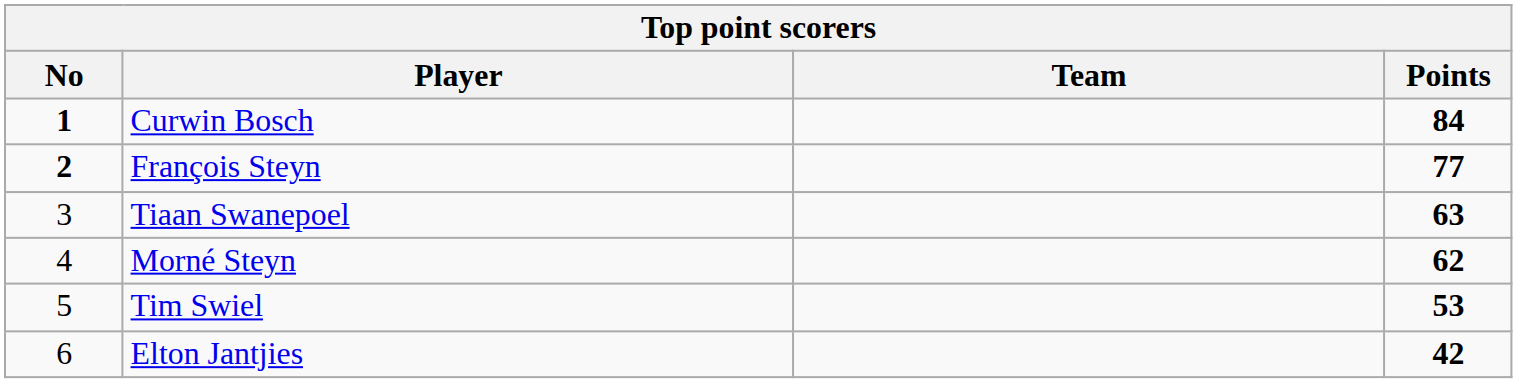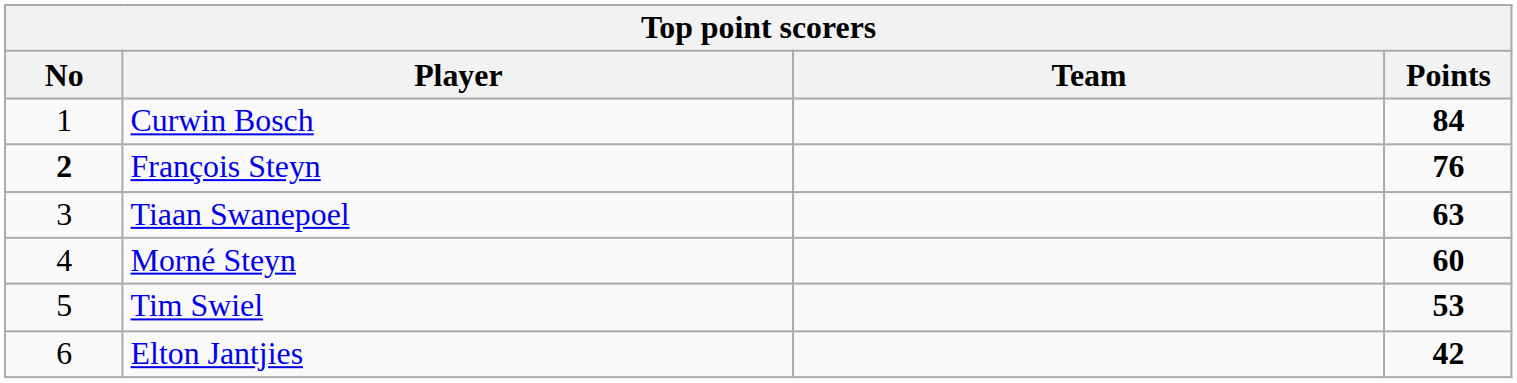(64, 120) bold -> (64, 120) normal
(1448, 167) 77 -> (1448, 167) 76
(1448, 260) 62 -> (1448, 260) 60
